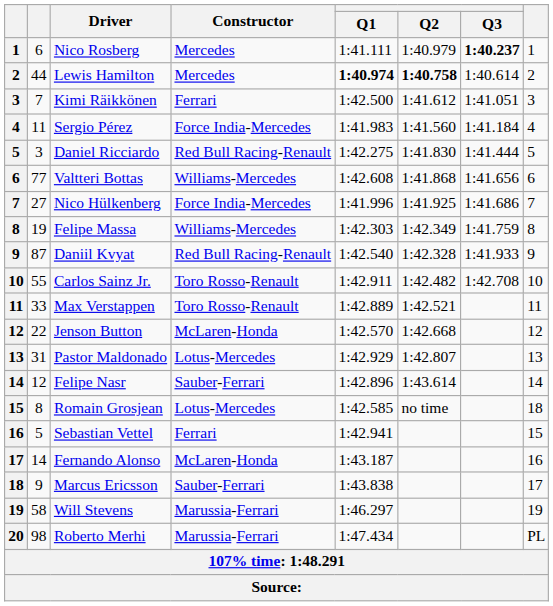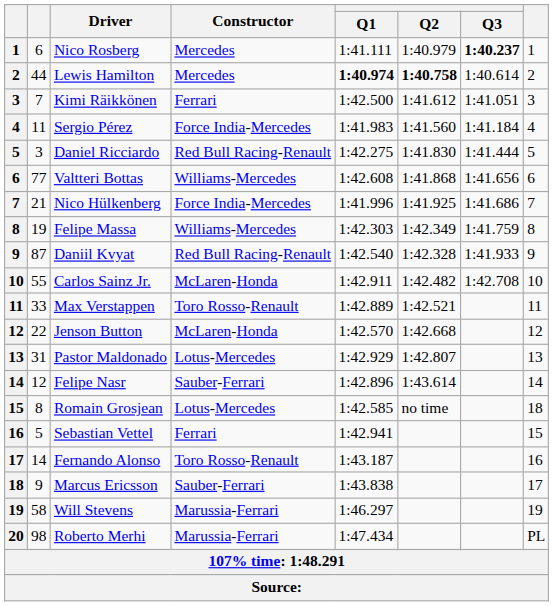(39, 203) 27 -> (39, 203) 21
(237, 280) Toro Rosso-Renault -> (226, 280) McLaren-Honda
(226, 459) McLaren-Honda -> (237, 459) Toro Rosso-Renault
